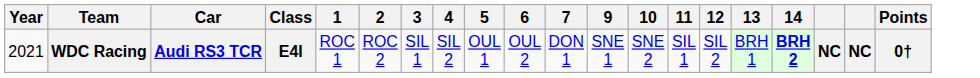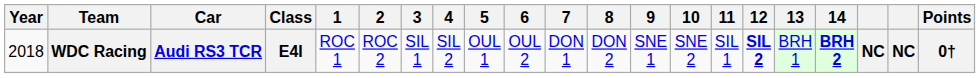+ column: (609, 17)
(26, 51) 2021 -> (26, 51) 2018
(715, 51) normal -> (759, 51) bold
